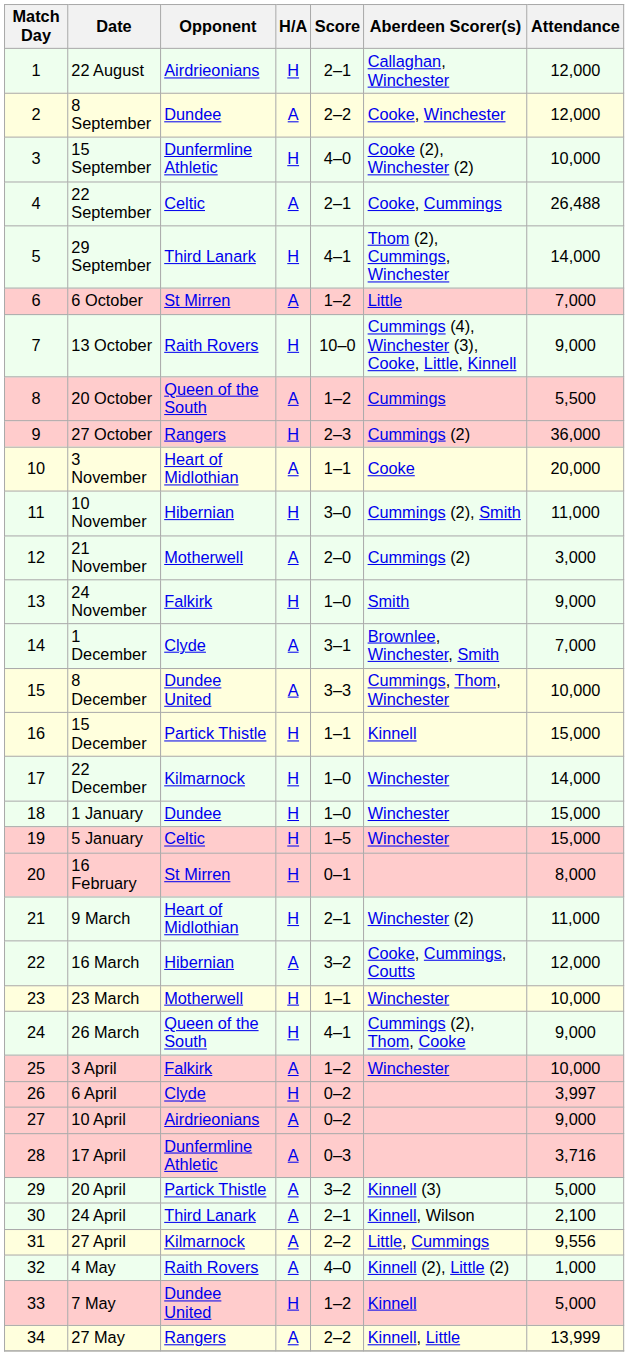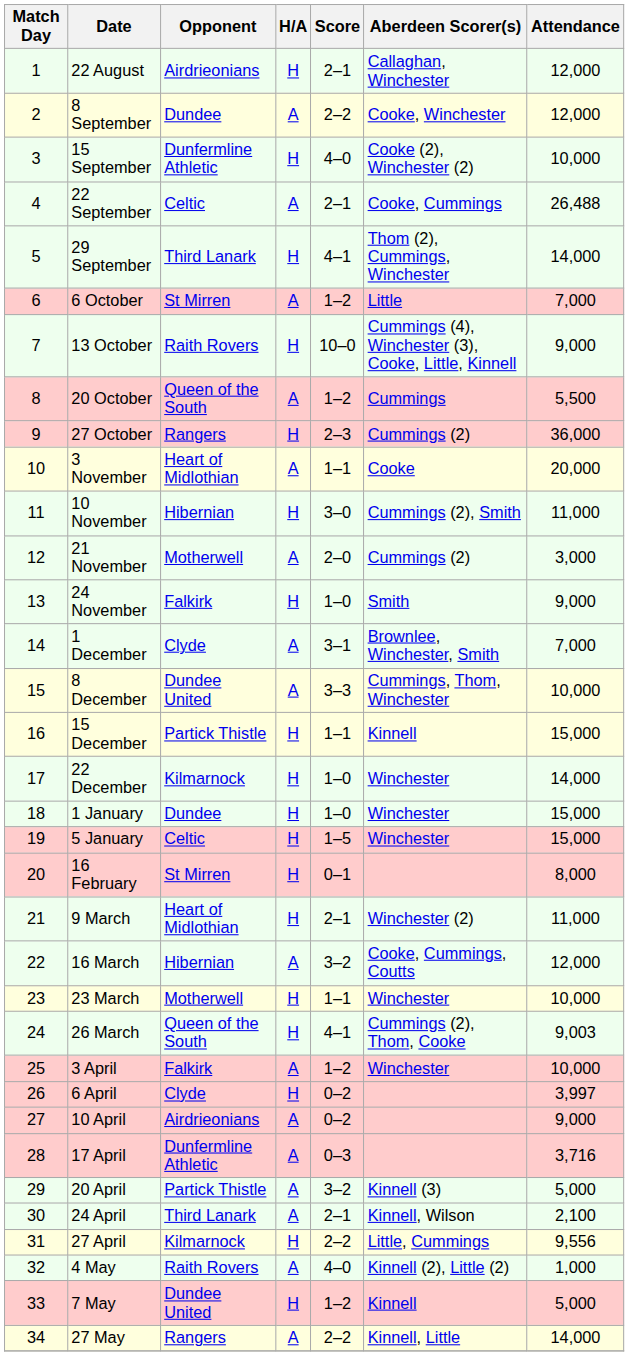(575, 1033) 9,000 -> (575, 1033) 9,003
(293, 1242) A -> (293, 1242) H
(575, 1338) 13,999 -> (575, 1338) 14,000
